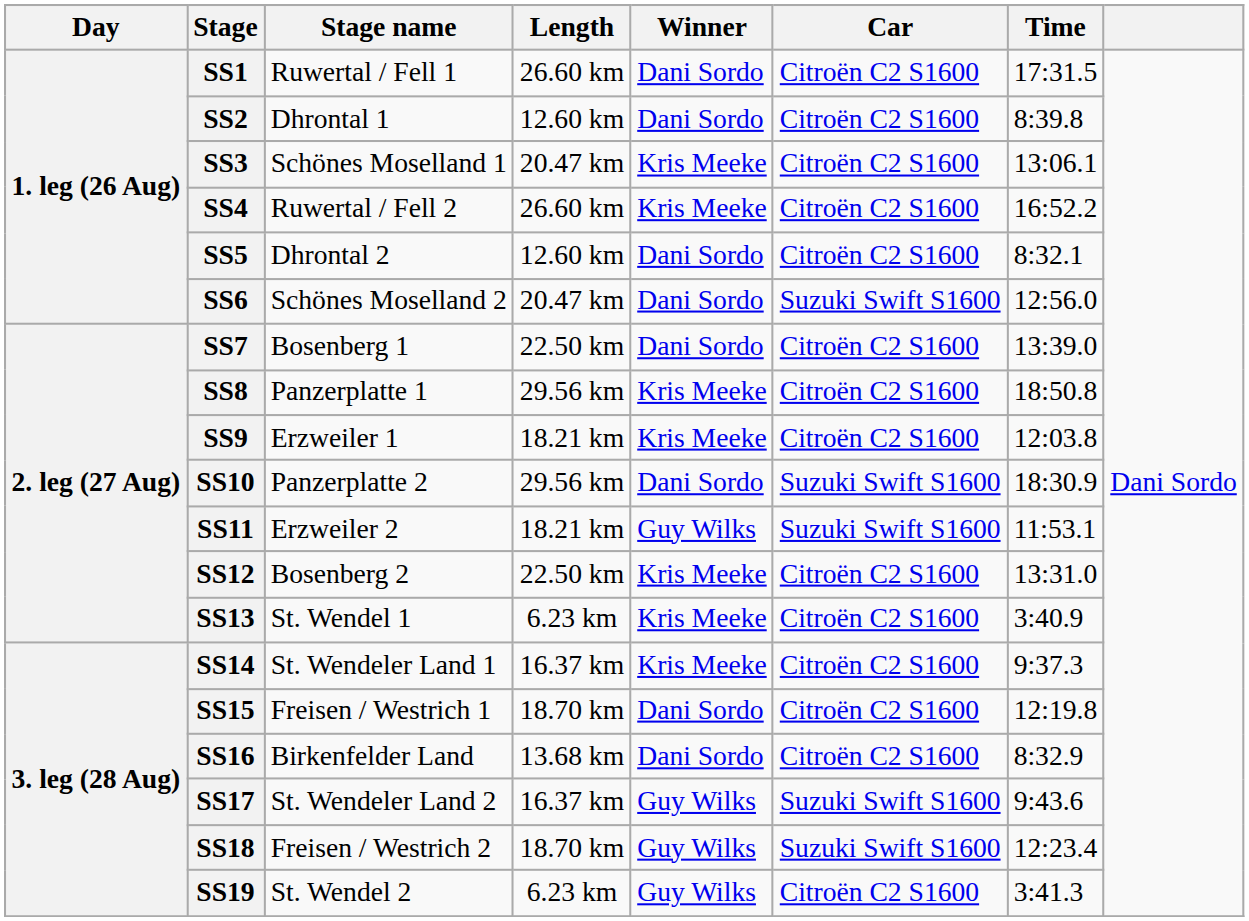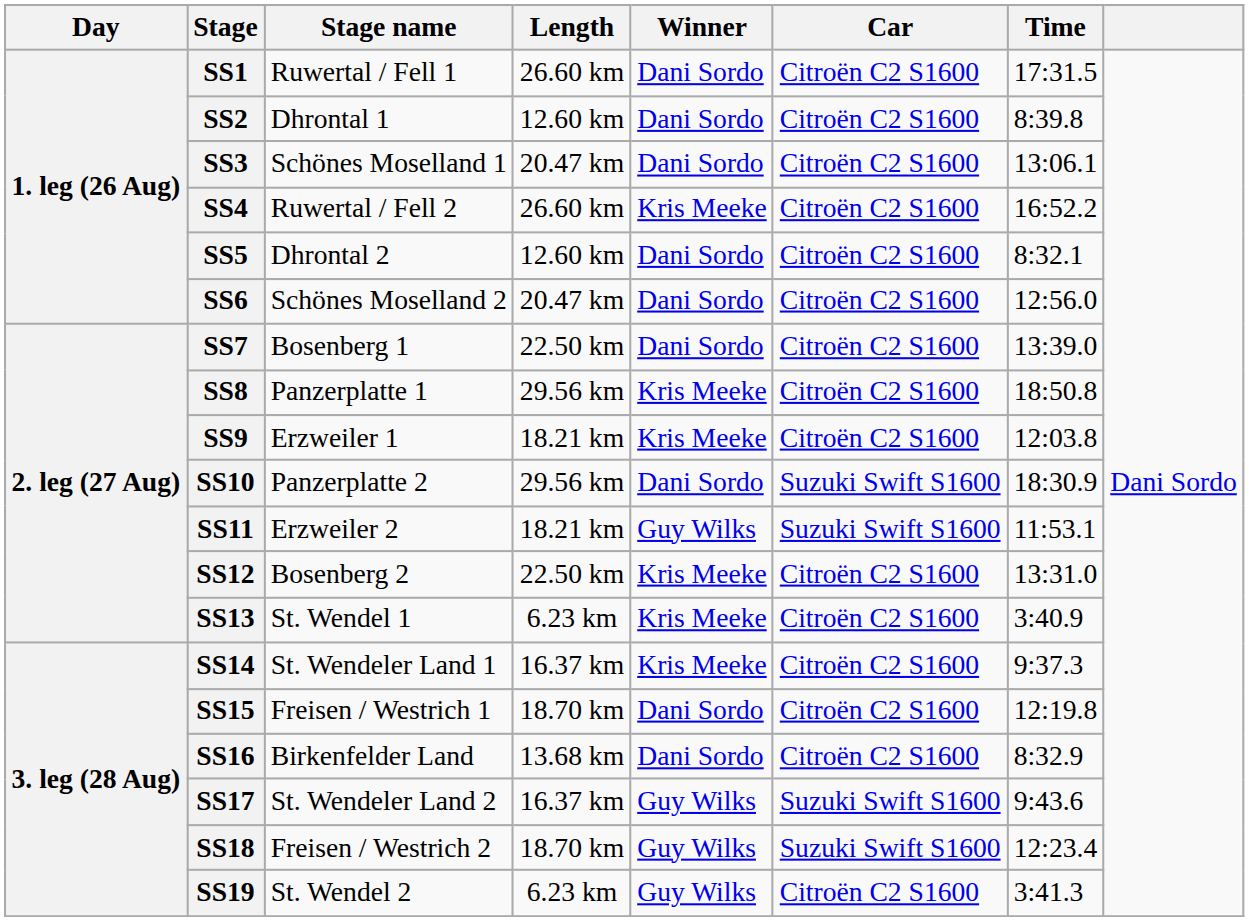(702, 163) Kris Meeke -> (700, 163) Dani Sordo
(890, 300) Suzuki Swift S1600 -> (879, 300) Citroën C2 S1600
